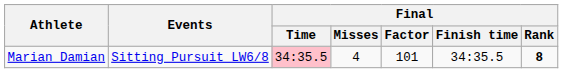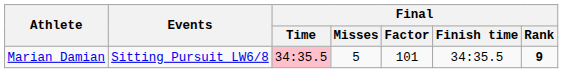(356, 57) 4 -> (356, 57) 5
(539, 57) 8 -> (539, 57) 9
